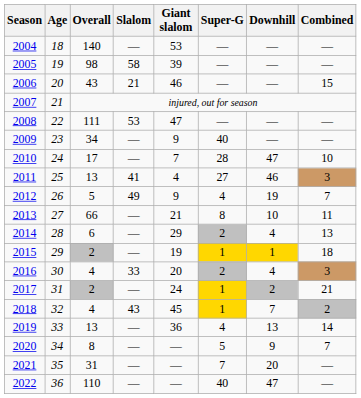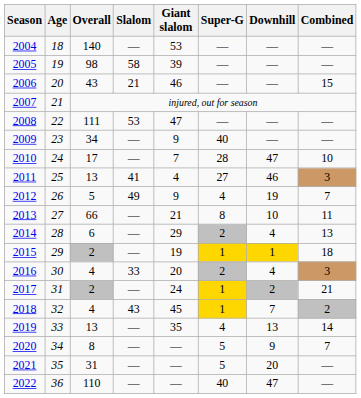(176, 327) 36 -> (176, 327) 35
(222, 365) 7 -> (222, 365) 5
